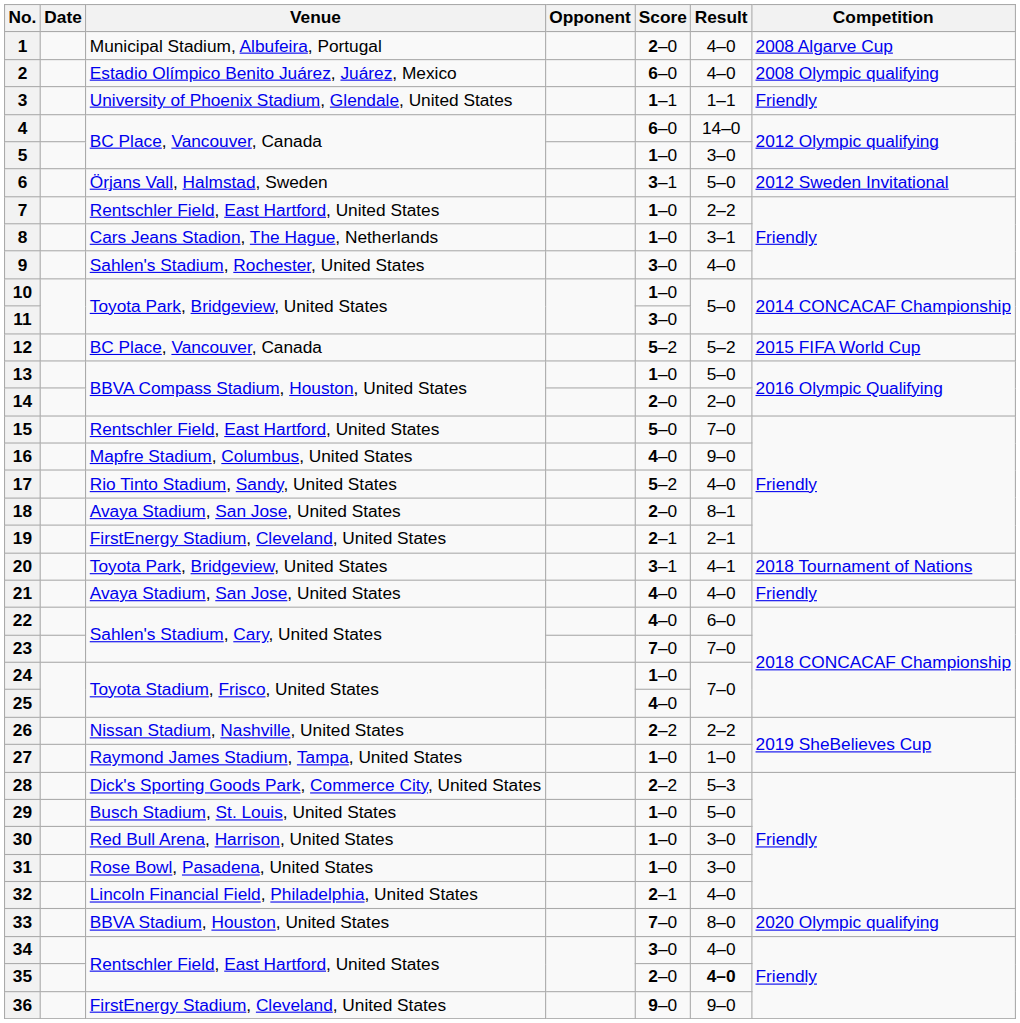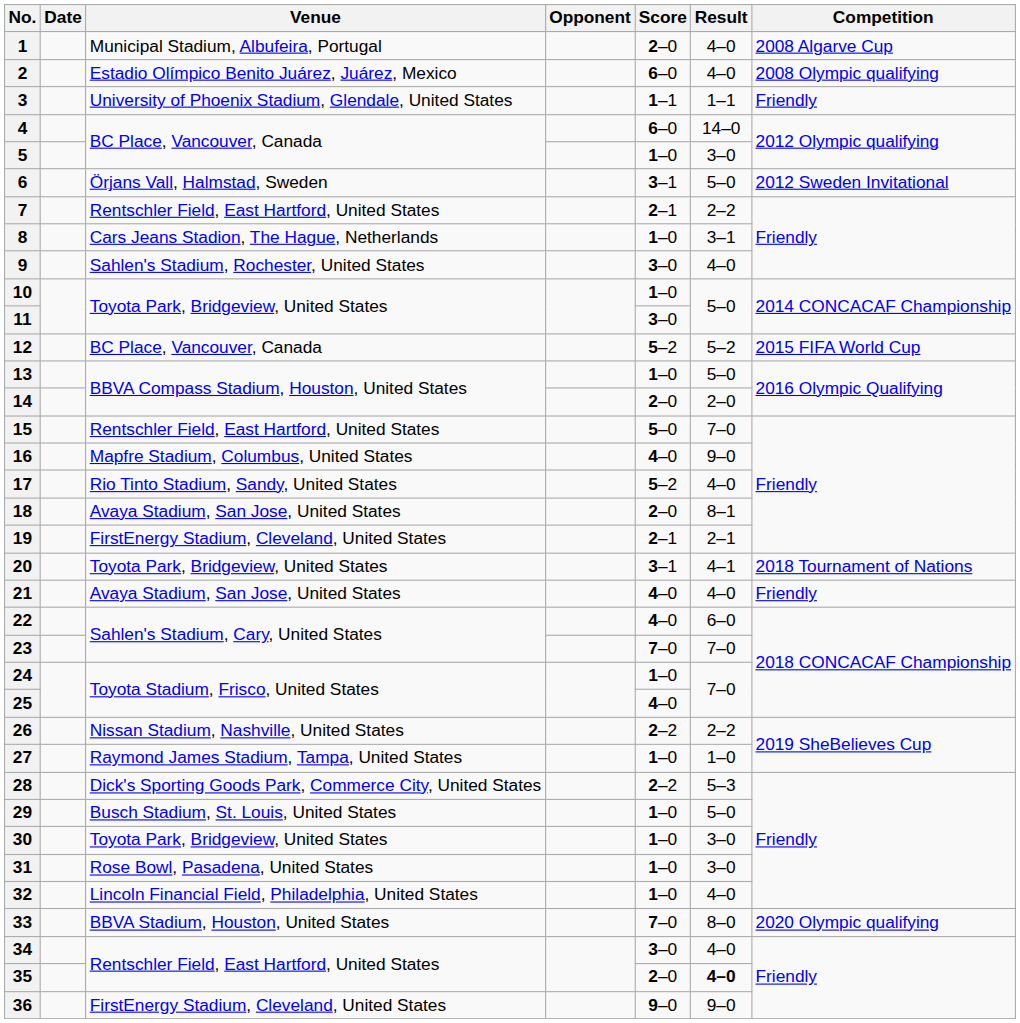(663, 210) 1–0 -> (663, 210) 2–1
(242, 840) Red Bull Arena, Harrison, United States -> (239, 840) Toyota Park, Bridgeview, United States
(663, 895) 2–1 -> (663, 895) 1–0
